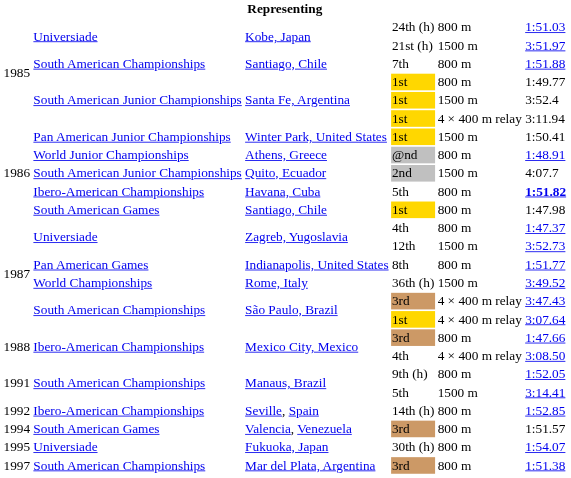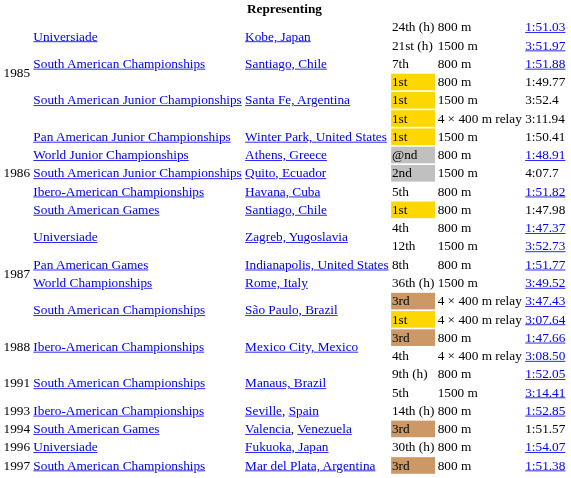(546, 191) bold -> (545, 191) normal
(17, 410) 1992 -> (17, 410) 1993
(17, 447) 1995 -> (17, 447) 1996
